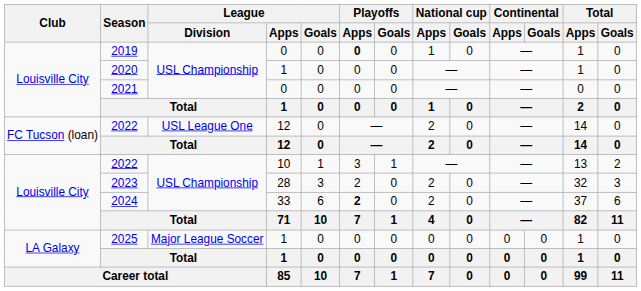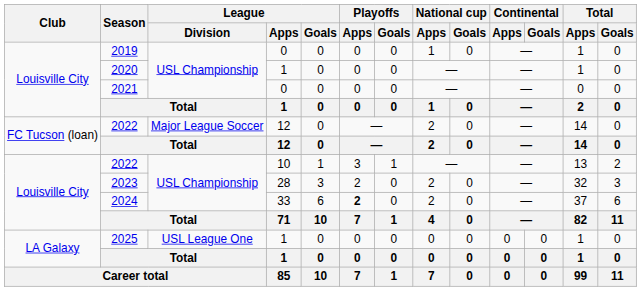(357, 51) bold -> (357, 51) normal
(207, 126) USL League One -> (207, 126) Major League Soccer
(207, 239) Major League Soccer -> (207, 239) USL League One
